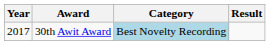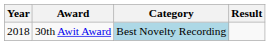(18, 31) 2017 -> (18, 31) 2018
